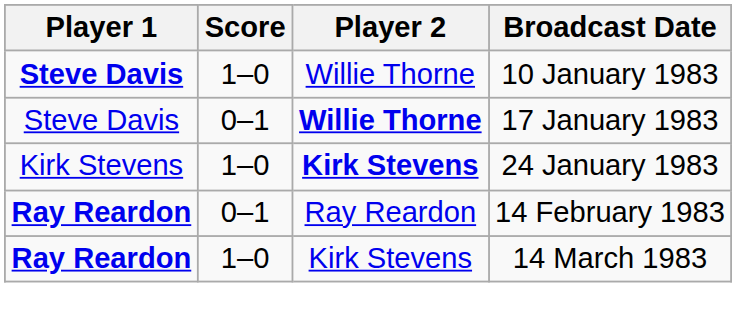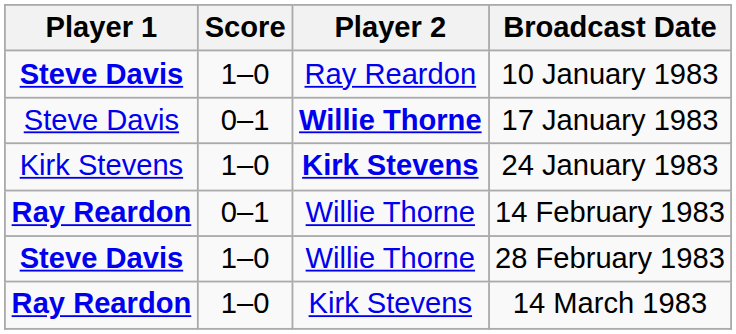(390, 73) Willie Thorne -> (390, 73) Ray Reardon
(390, 212) Ray Reardon -> (390, 212) Willie Thorne
+ row: (610, 258)
